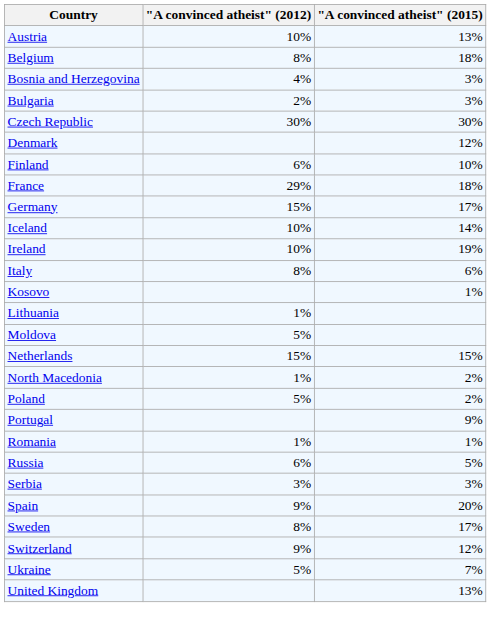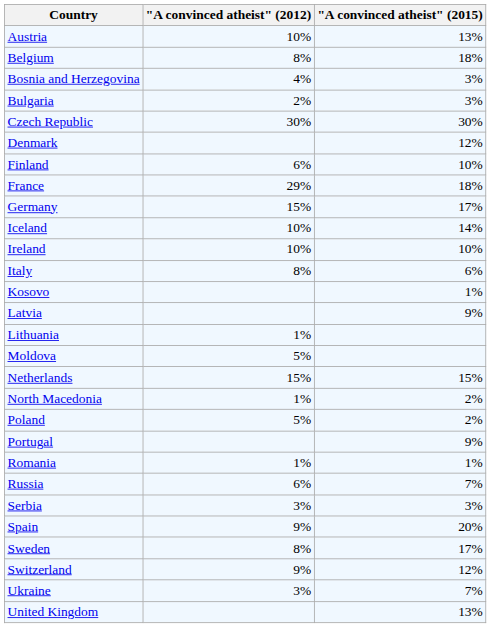(470, 249) 19% -> (470, 249) 10%
+ row: (25, 313)
(474, 462) 5% -> (474, 484) 7%
(302, 569) 5% -> (302, 590) 3%
